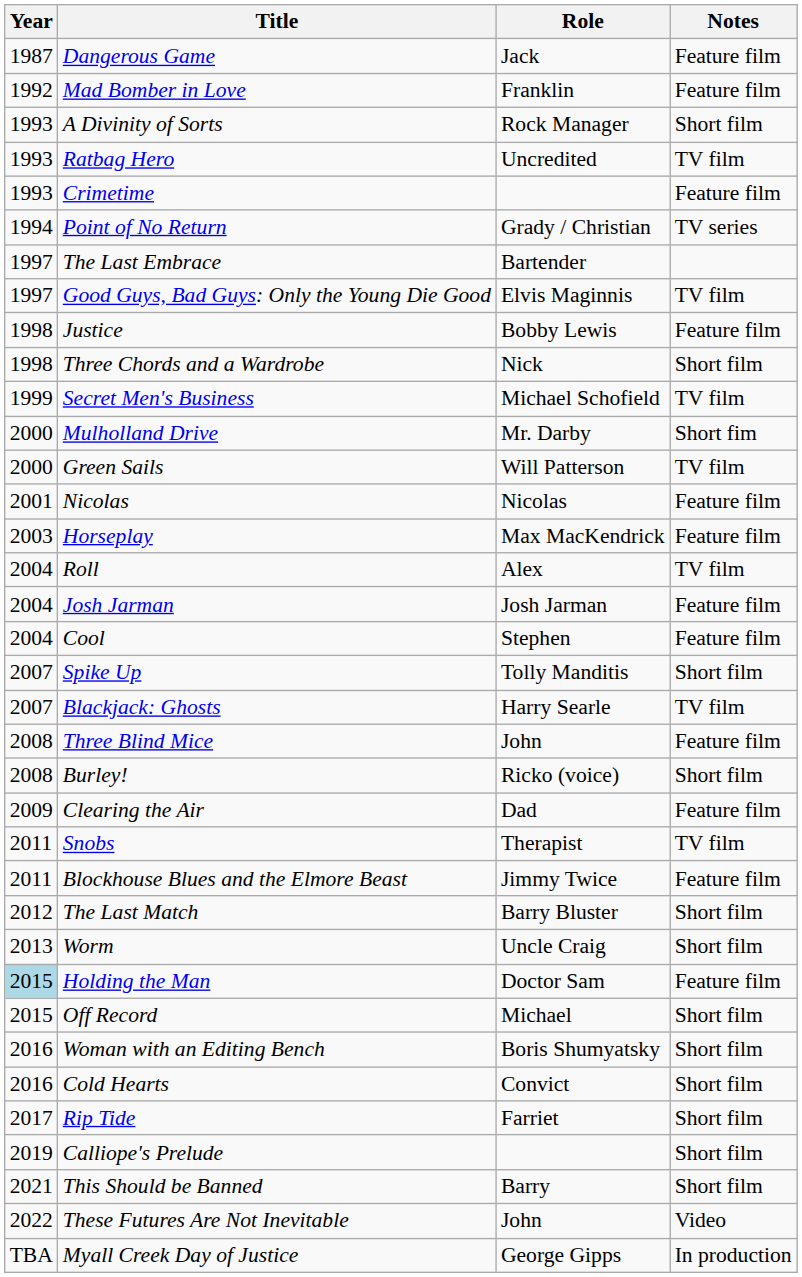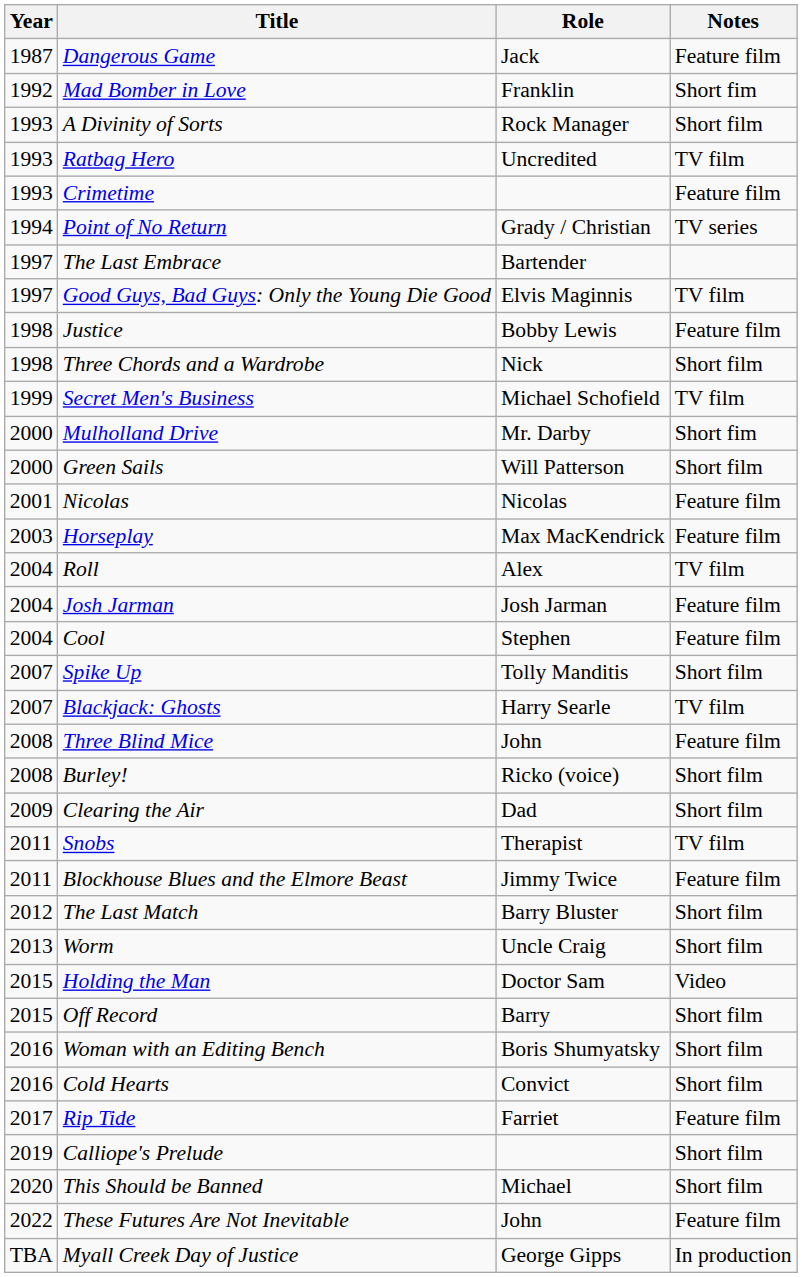(728, 90) Feature film -> (716, 90) Short fim
(710, 466) TV film -> (719, 466) Short film
(728, 809) Feature film -> (719, 809) Short film
(31, 980) lightblue background -> (31, 980) no background
(728, 980) Feature film -> (700, 980) Video
(536, 1015) Michael -> (526, 1015) Barry
(719, 1117) Short film -> (728, 1117) Feature film
(31, 1186) 2021 -> (31, 1186) 2020
(526, 1186) Barry -> (536, 1186) Michael
(700, 1220) Video -> (728, 1220) Feature film
